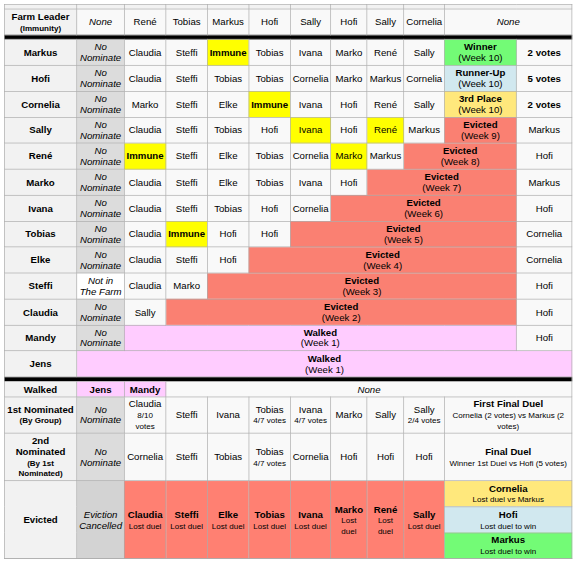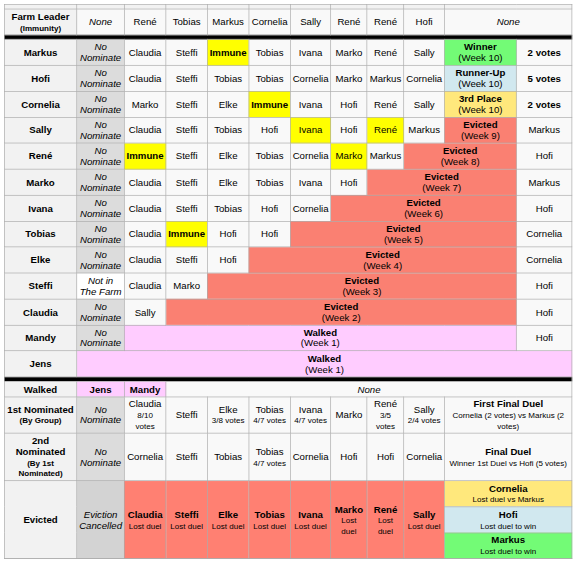(270, 22) Hofi -> (270, 22) Cornelia
(349, 22) Hofi -> (349, 22) René
(386, 22) Sally -> (385, 22) René
(424, 22) Cornelia -> (424, 22) Hofi
(228, 415) Ivana -> (228, 415) Elke 3/8 votes
(386, 415) Sally -> (385, 415) René 3/5 votes
(424, 457) Hofi -> (424, 457) Cornelia
